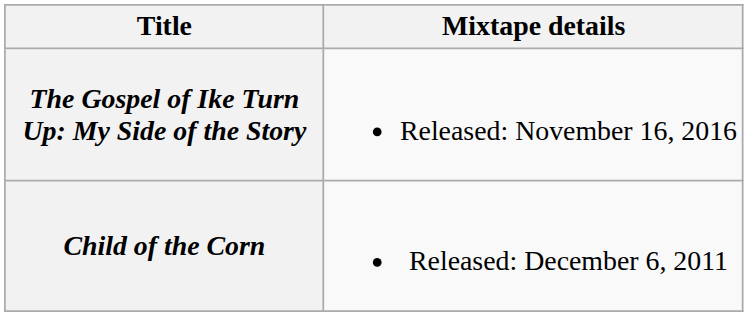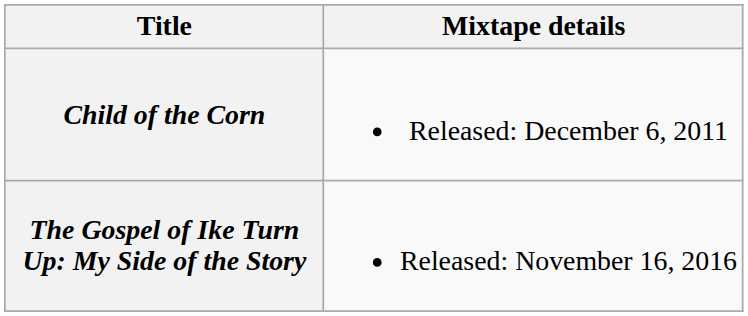rows swapped: (164, 245) <-> (164, 114)
